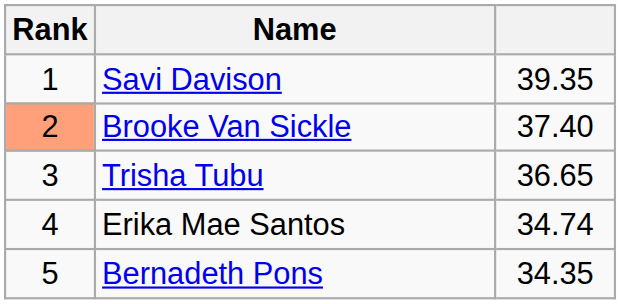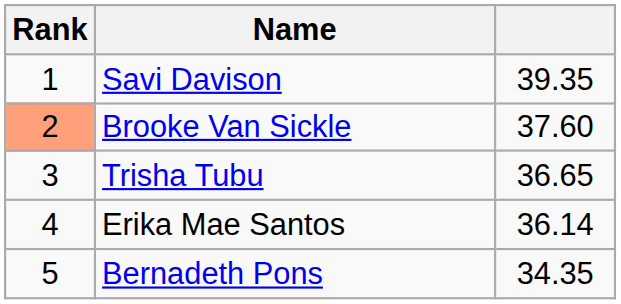(555, 127) 37.40 -> (555, 127) 37.60
(555, 225) 34.74 -> (555, 225) 36.14
